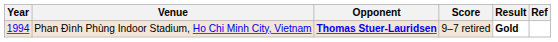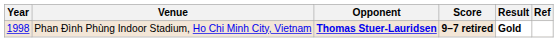(18, 29) 1994 -> (18, 29) 1998
(466, 29) normal -> (467, 29) bold
